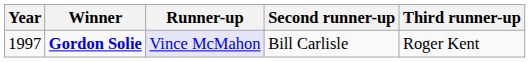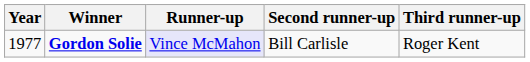(25, 43) 1997 -> (25, 43) 1977
